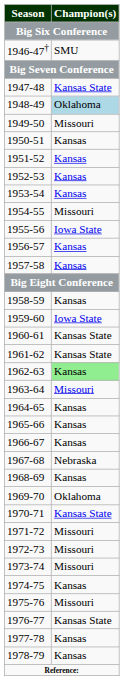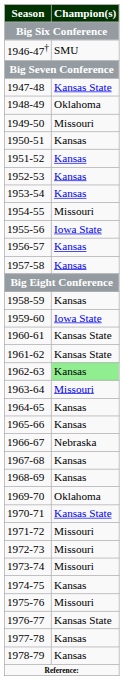(77, 105) lightblue background -> (77, 105) no background
(70, 442) Kansas -> (75, 442) Nebraska
(75, 460) Nebraska -> (70, 460) Kansas
